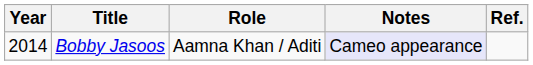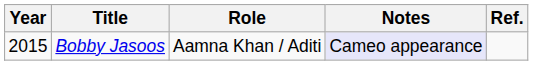(28, 45) 2014 -> (28, 45) 2015
